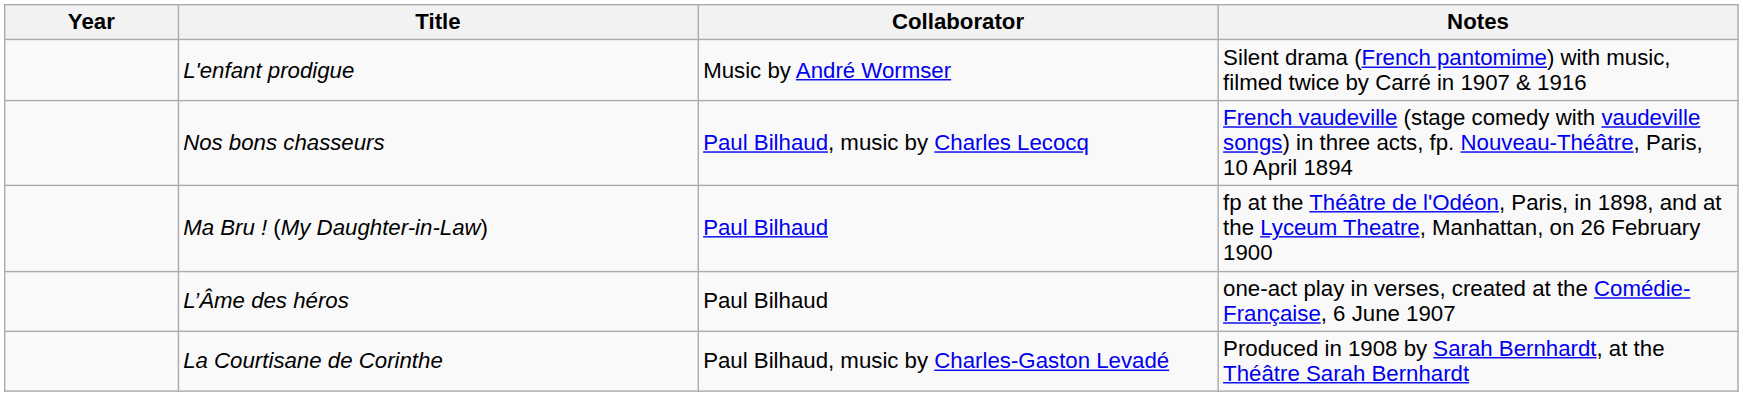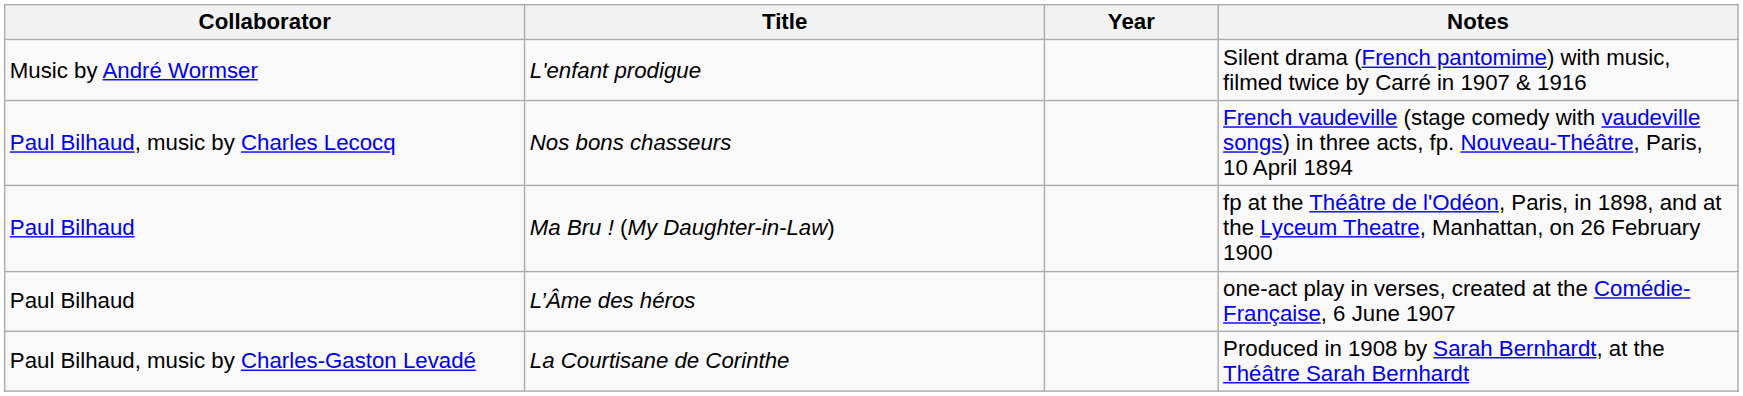columns swapped: (91, 22) <-> (958, 22)
